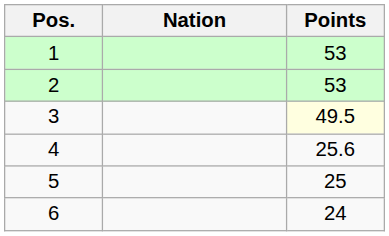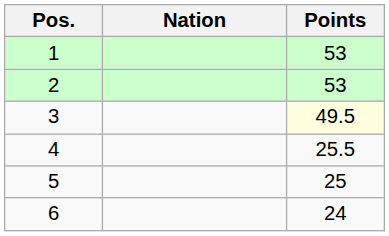(335, 149) 25.6 -> (335, 149) 25.5
